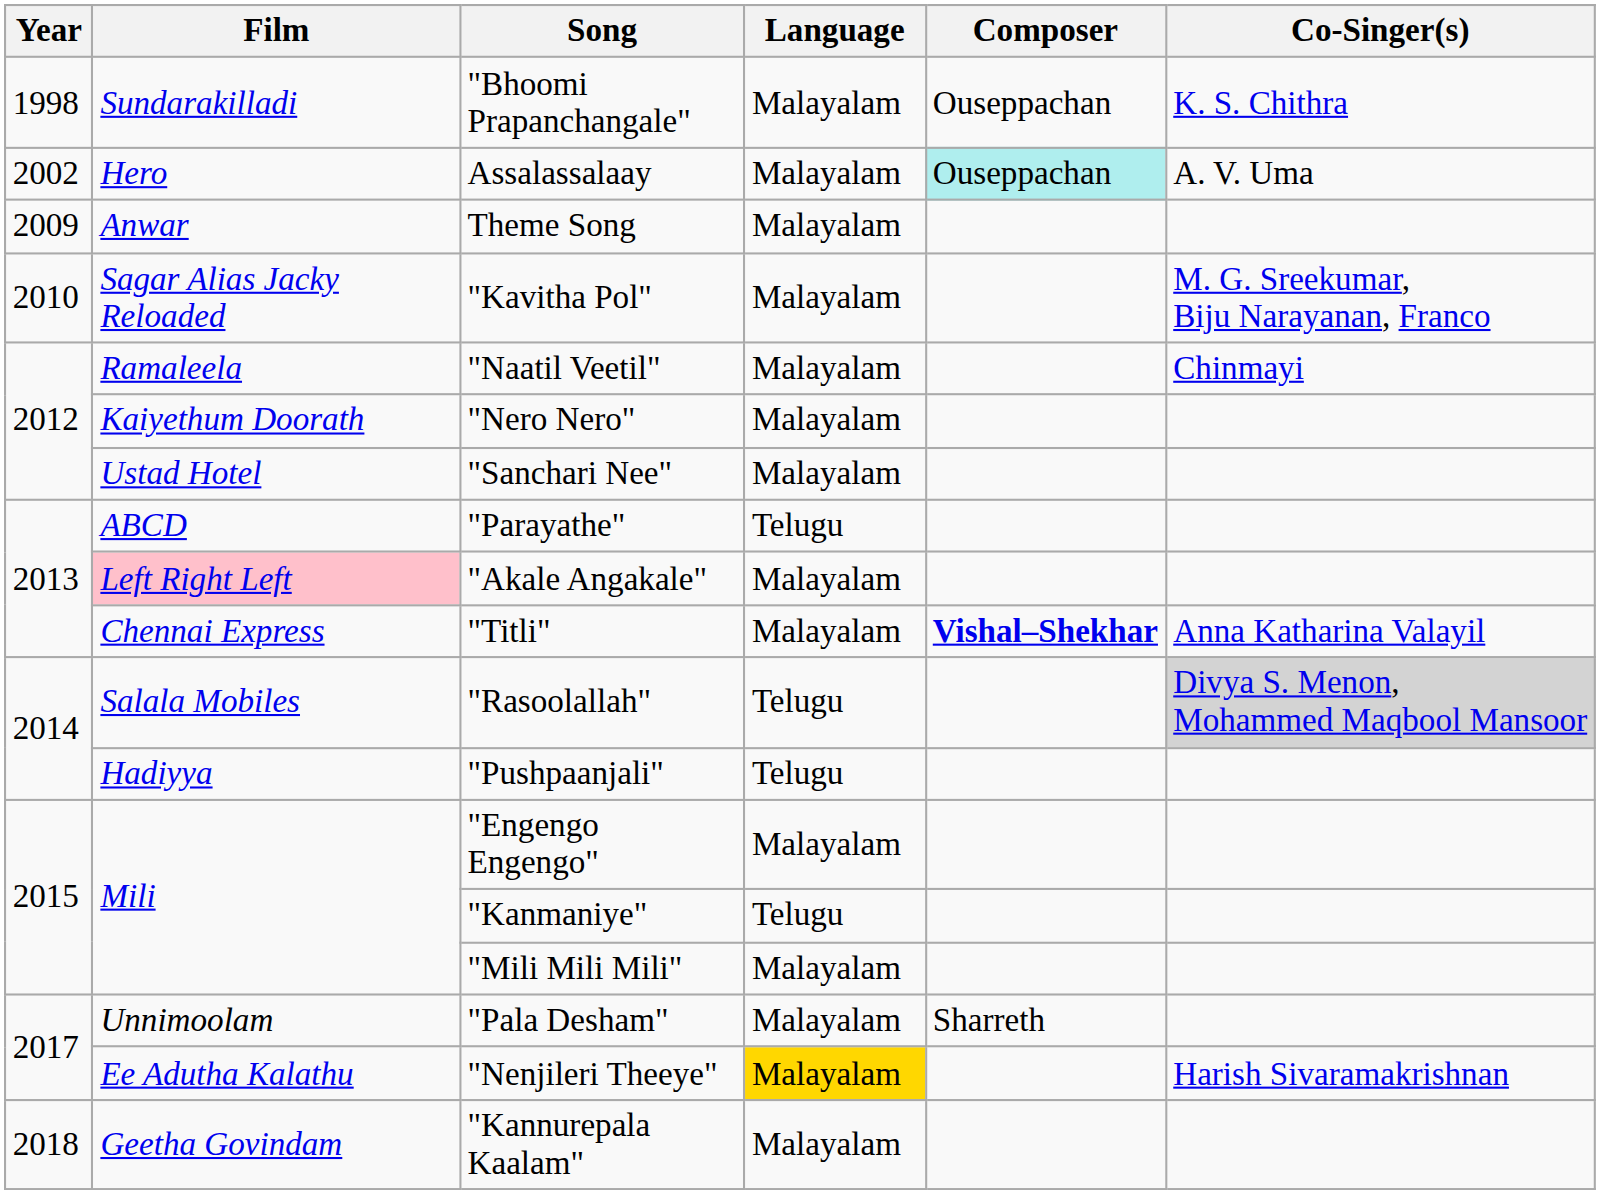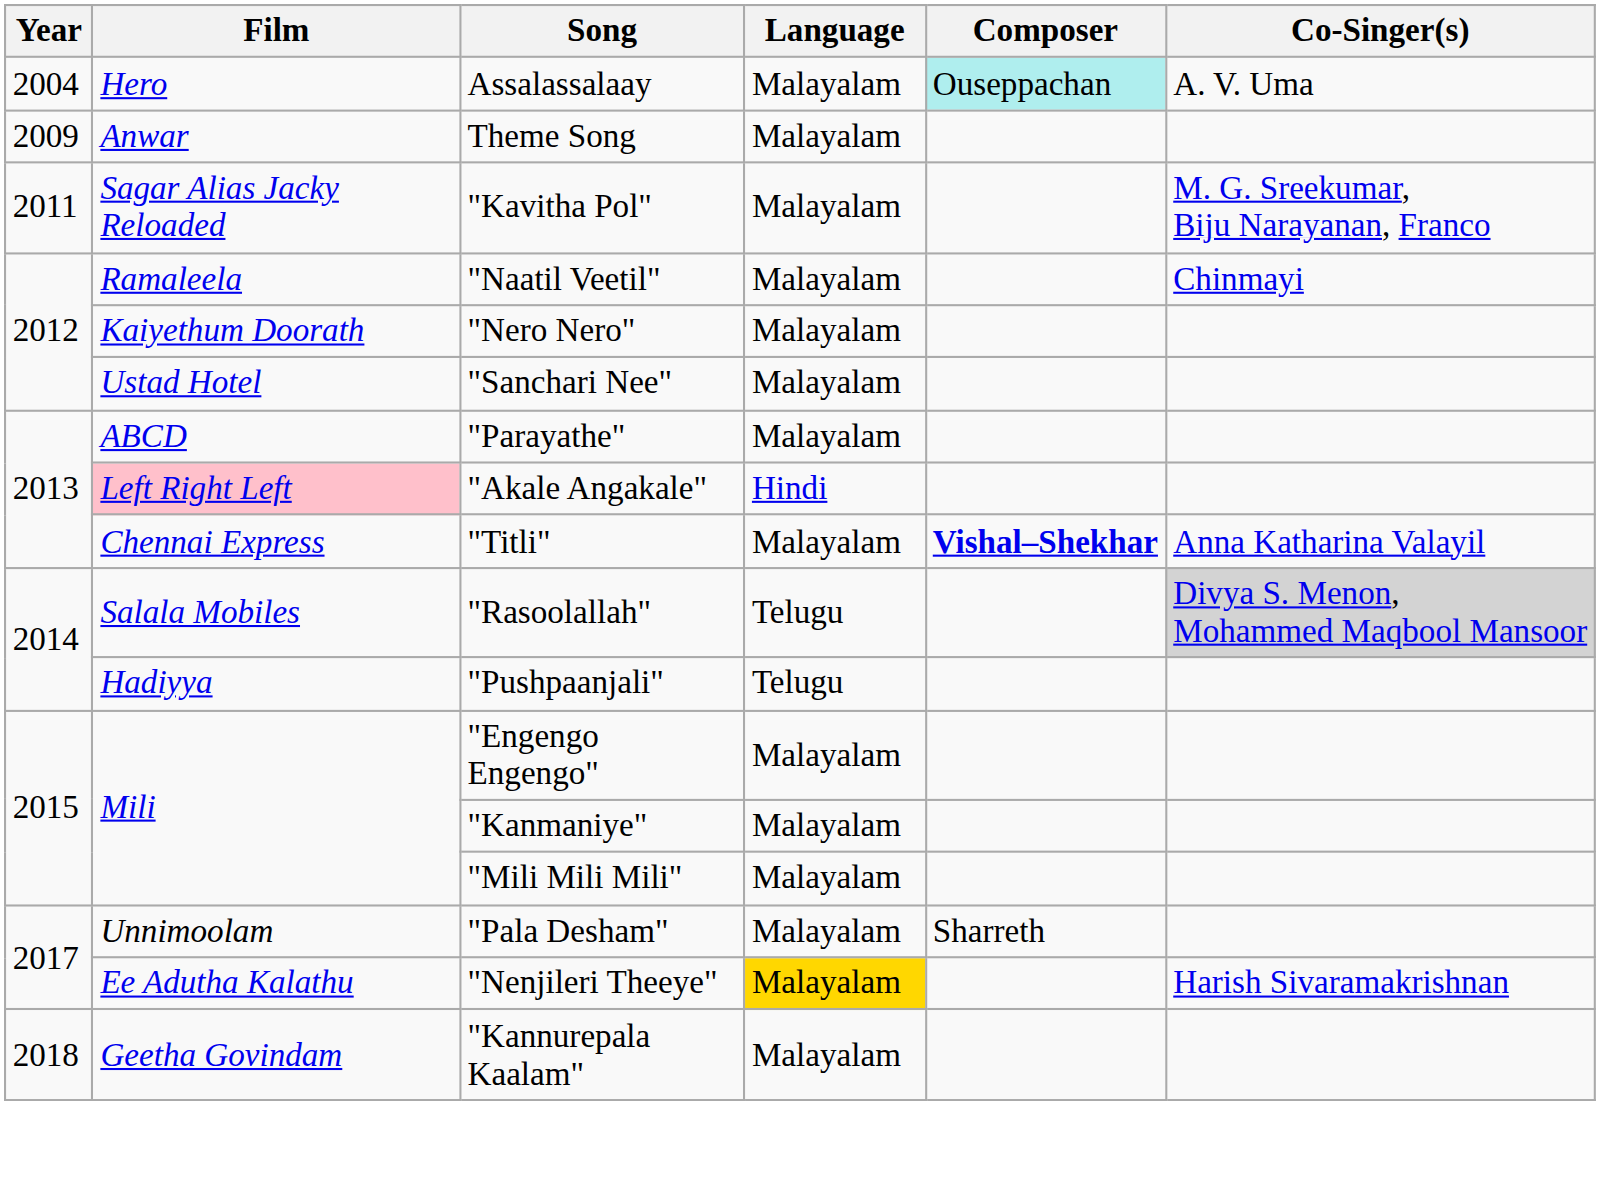- row: (579, 101)
(46, 173) 2002 -> (46, 83) 2004
(46, 296) 2010 -> (45, 206) 2011
(798, 525) Telugu -> (826, 435) Malayalam
(826, 578) Malayalam -> (790, 488) Hindi
(798, 915) Telugu -> (826, 825) Malayalam
